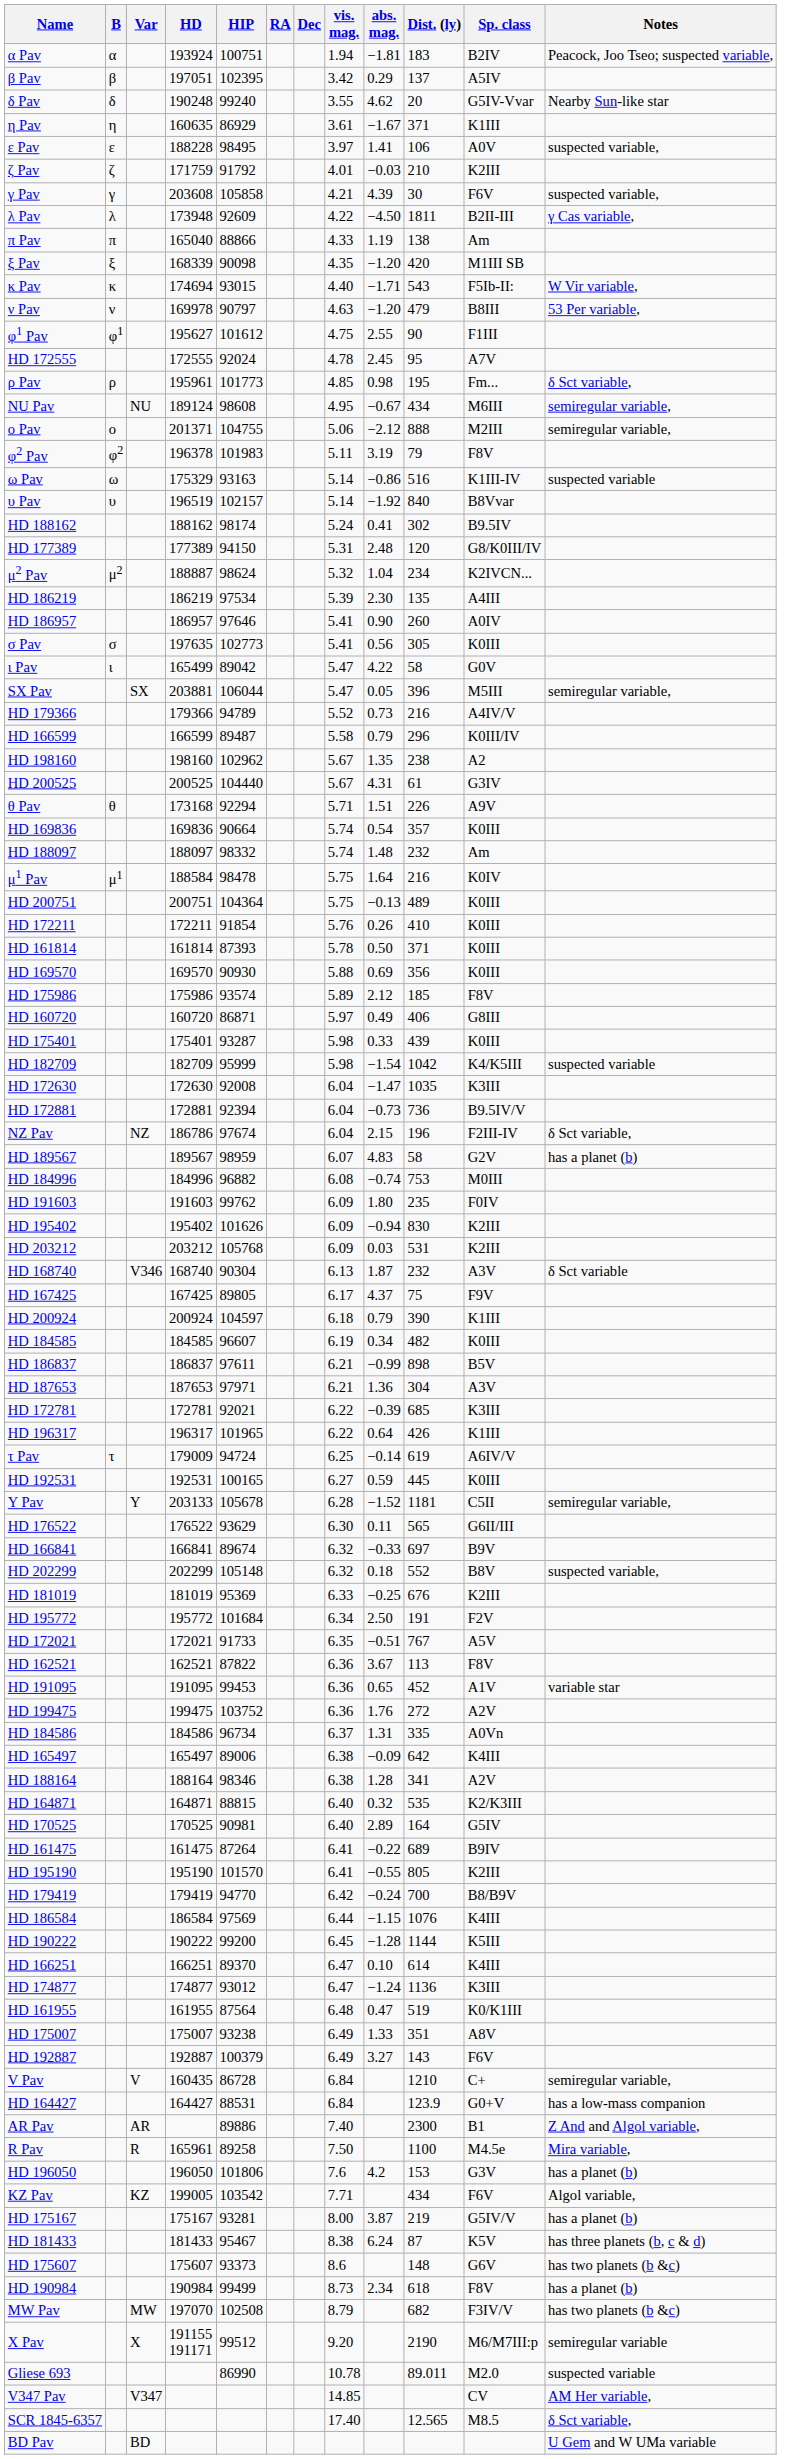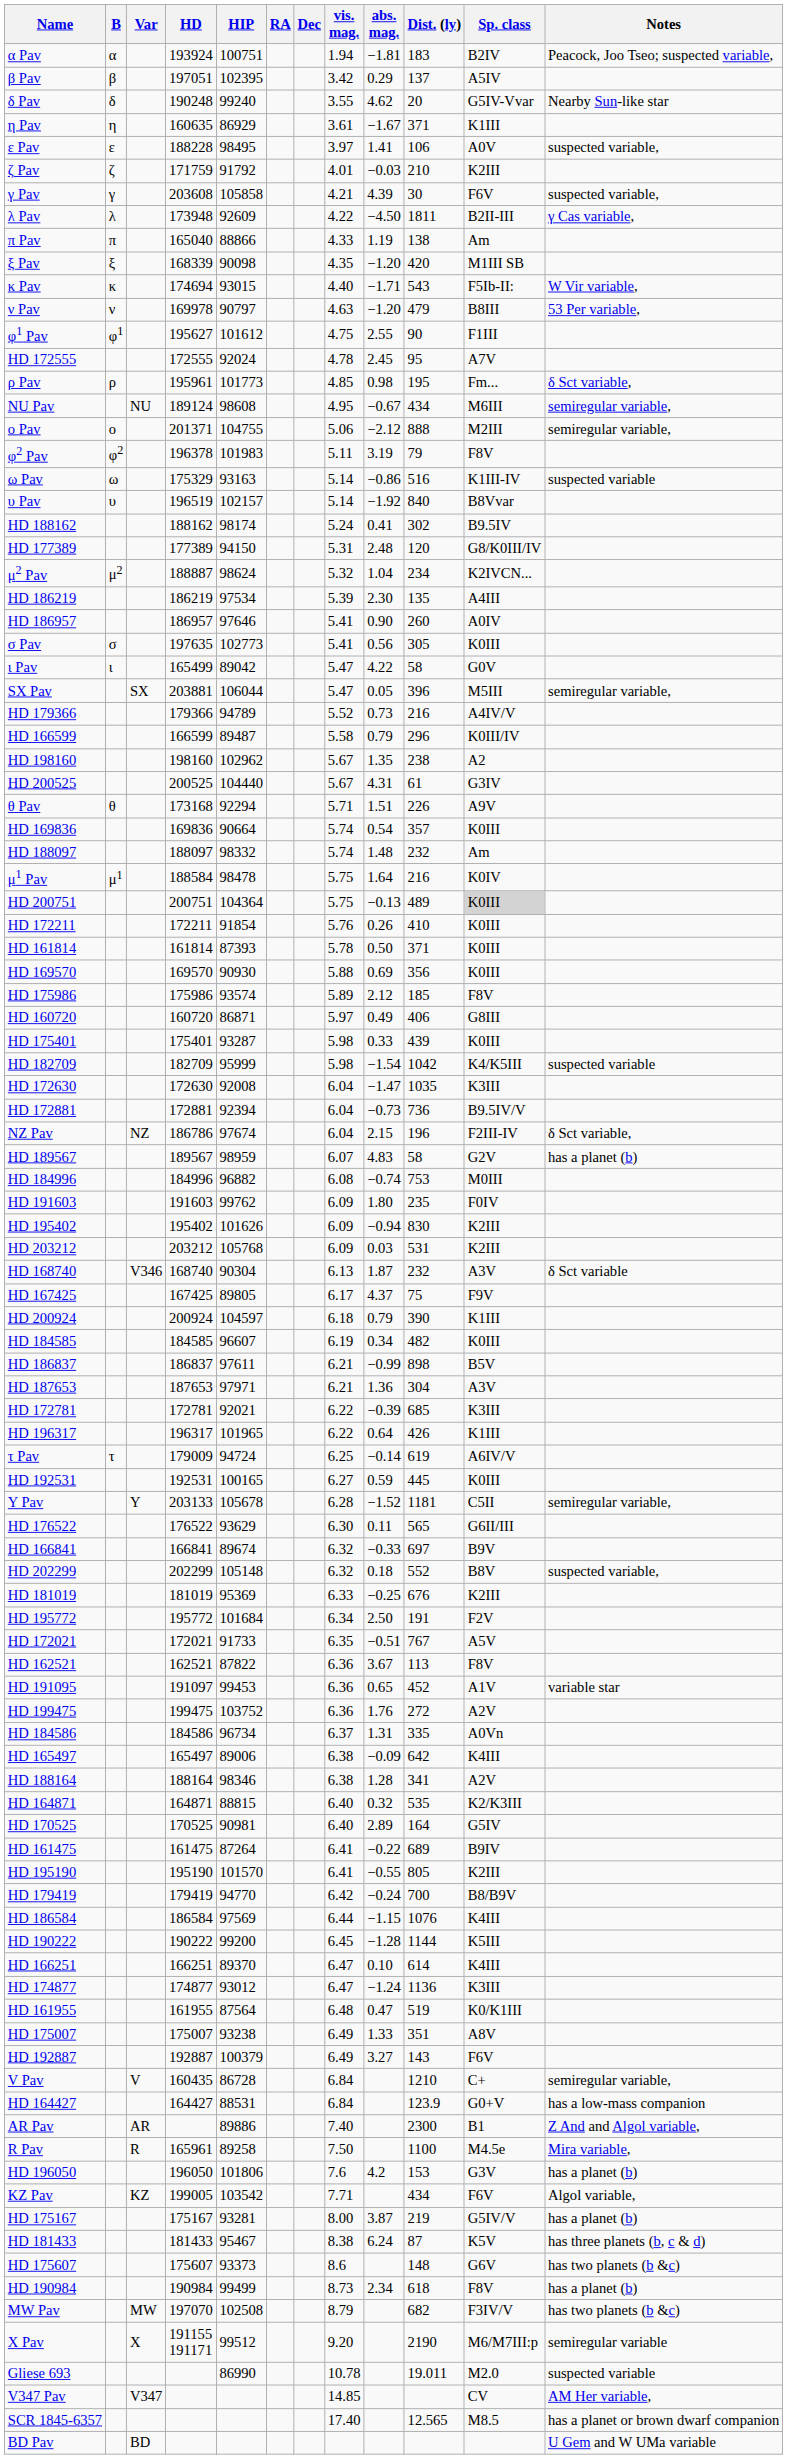(484, 902) no background -> (484, 902) lightgrey background
(191, 1687) 191095 -> (191, 1687) 191097
(427, 2373) 89.011 -> (427, 2373) 19.011
(590, 2419) δ Sct variable, -> (664, 2419) has a planet or brown dwarf companion
